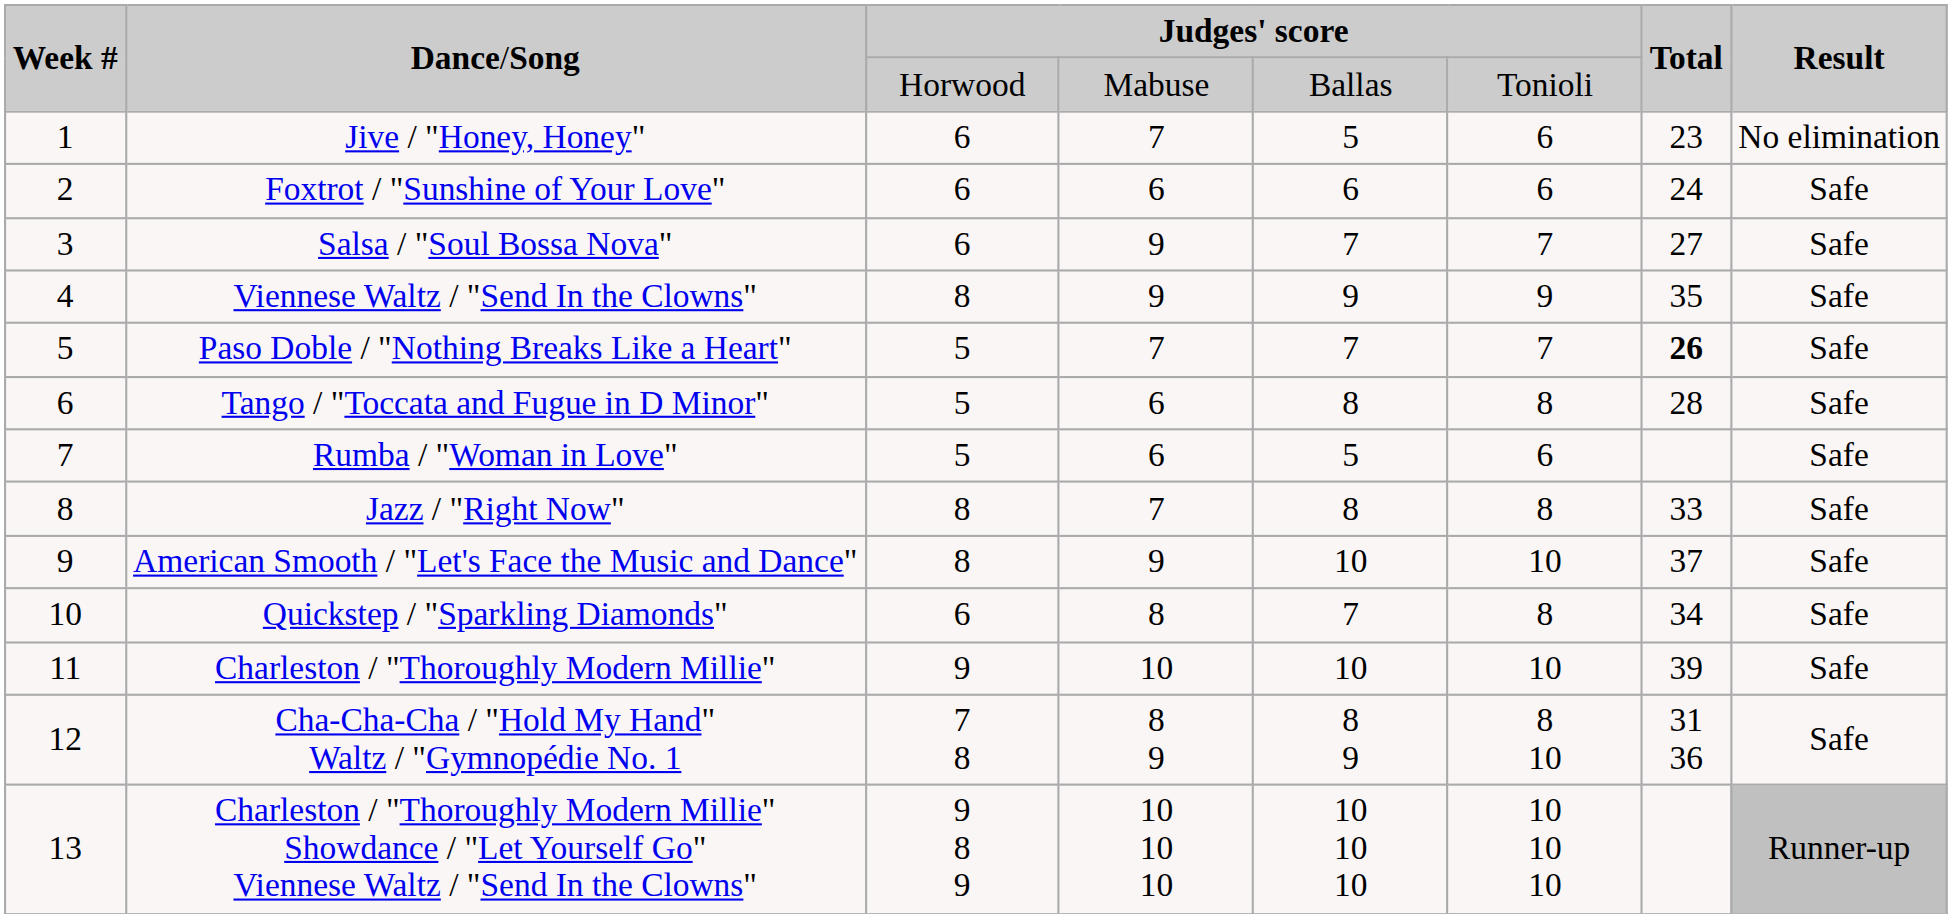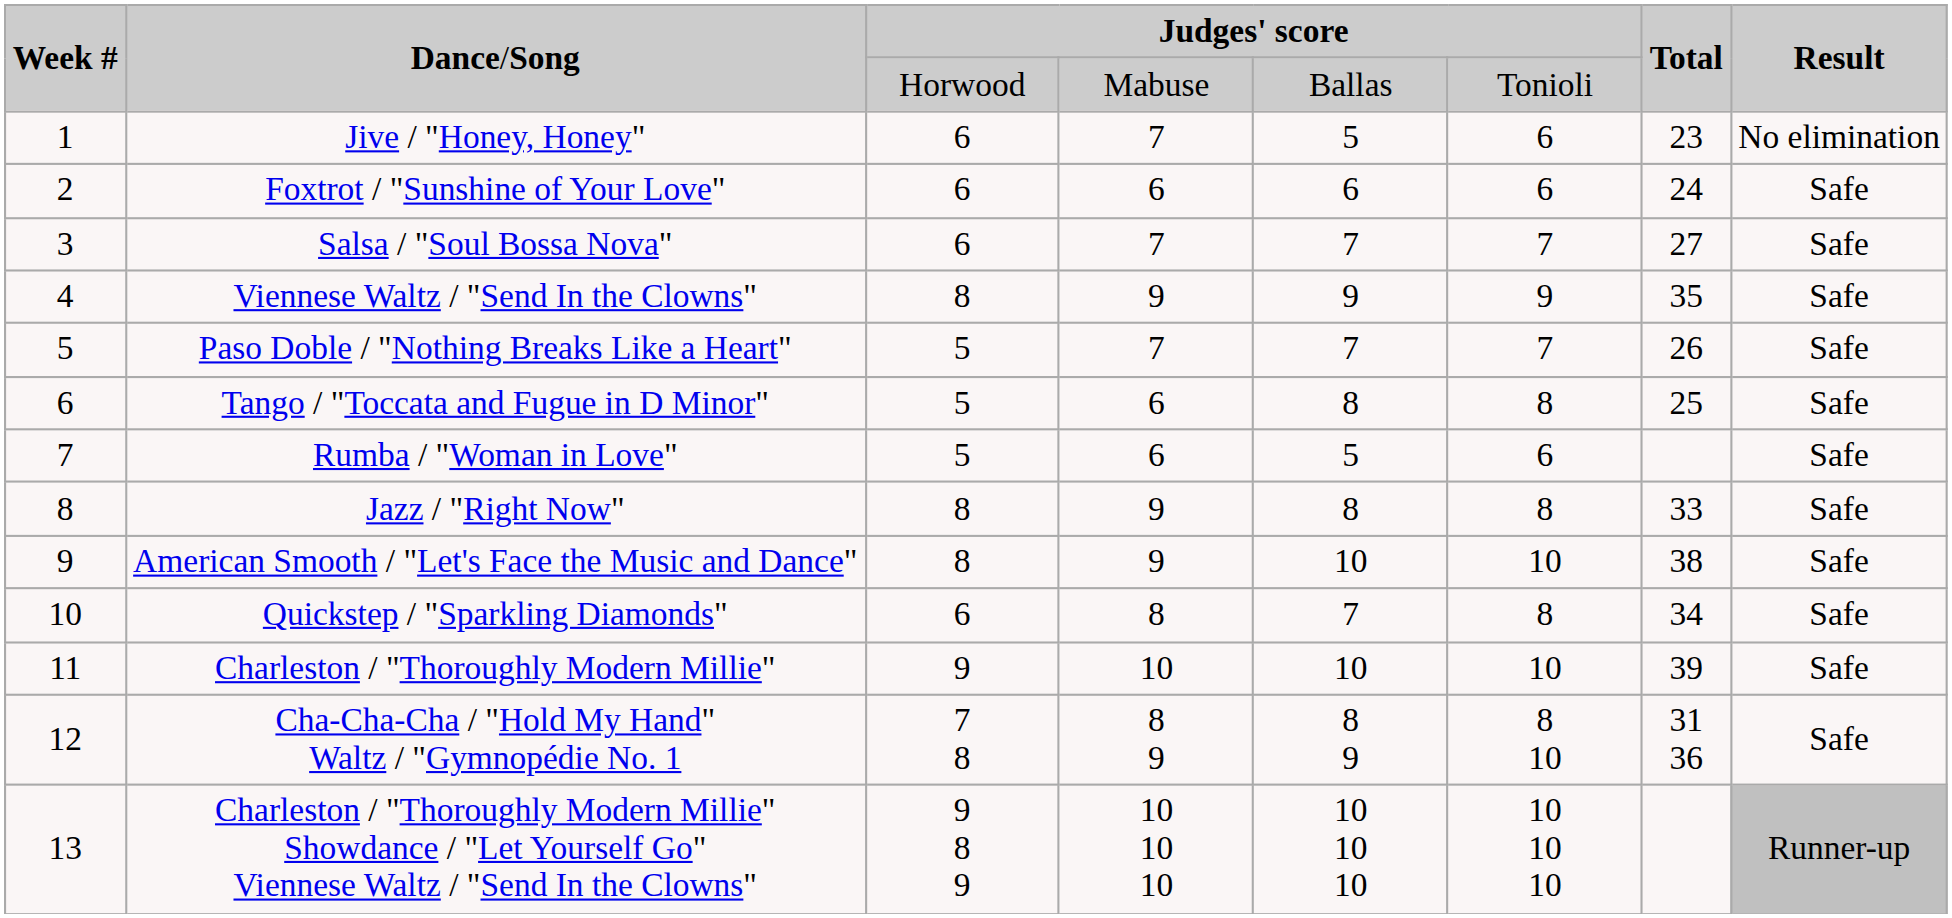(1156, 243) 9 -> (1156, 243) 7
(1686, 349) bold -> (1686, 349) normal
(1686, 402) 28 -> (1686, 402) 25
(1156, 508) 7 -> (1156, 508) 9
(1686, 561) 37 -> (1686, 561) 38
